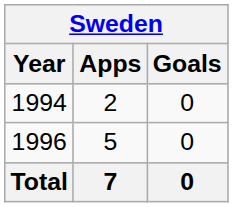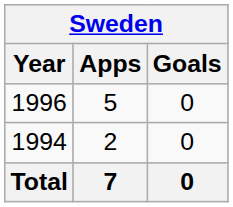rows swapped: (39, 102) <-> (39, 142)
